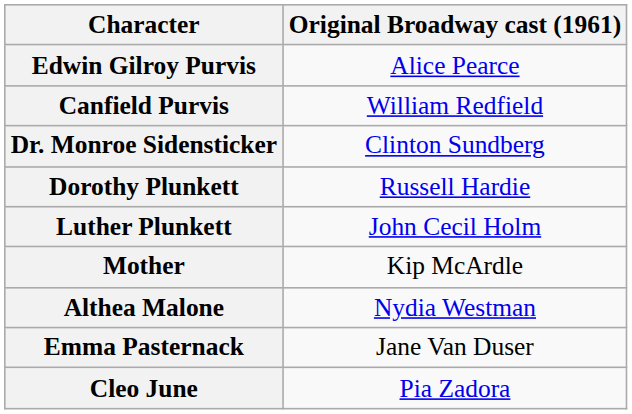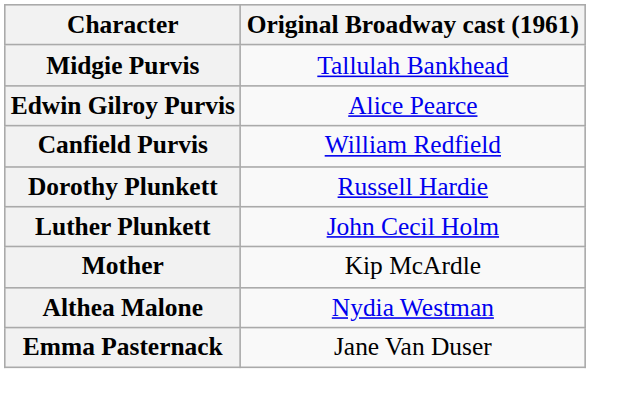+ row: (123, 65)
- row: (144, 145)
- row: (144, 387)
